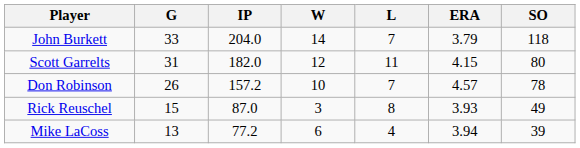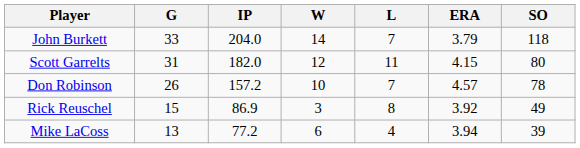(245, 108) 87.0 -> (245, 108) 86.9
(465, 108) 3.93 -> (465, 108) 3.92
